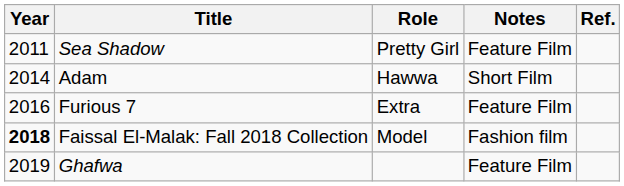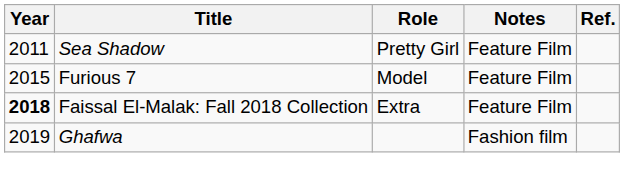- row: (83, 78)
(30, 107) 2016 -> (30, 78) 2015
(398, 107) Extra -> (402, 78) Model
(402, 136) Model -> (398, 107) Extra
(518, 136) Fashion film -> (520, 107) Feature Film
(520, 166) Feature Film -> (518, 136) Fashion film
